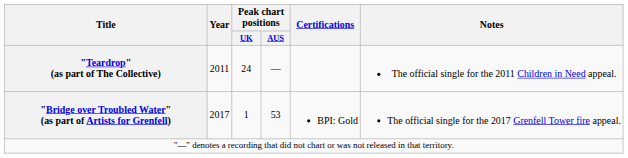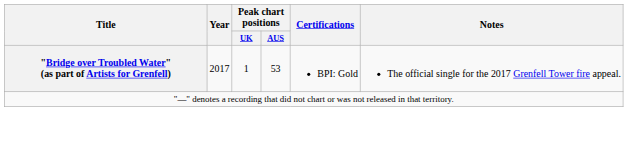- row: (106, 68)
